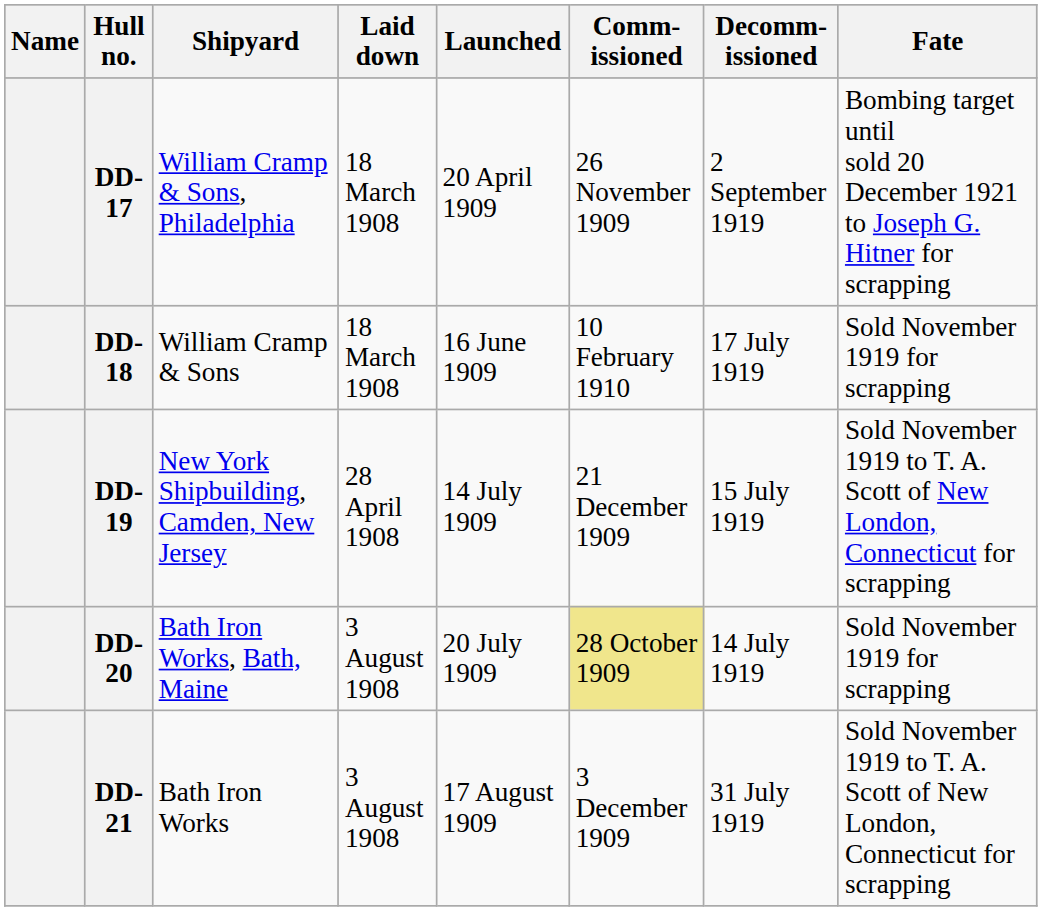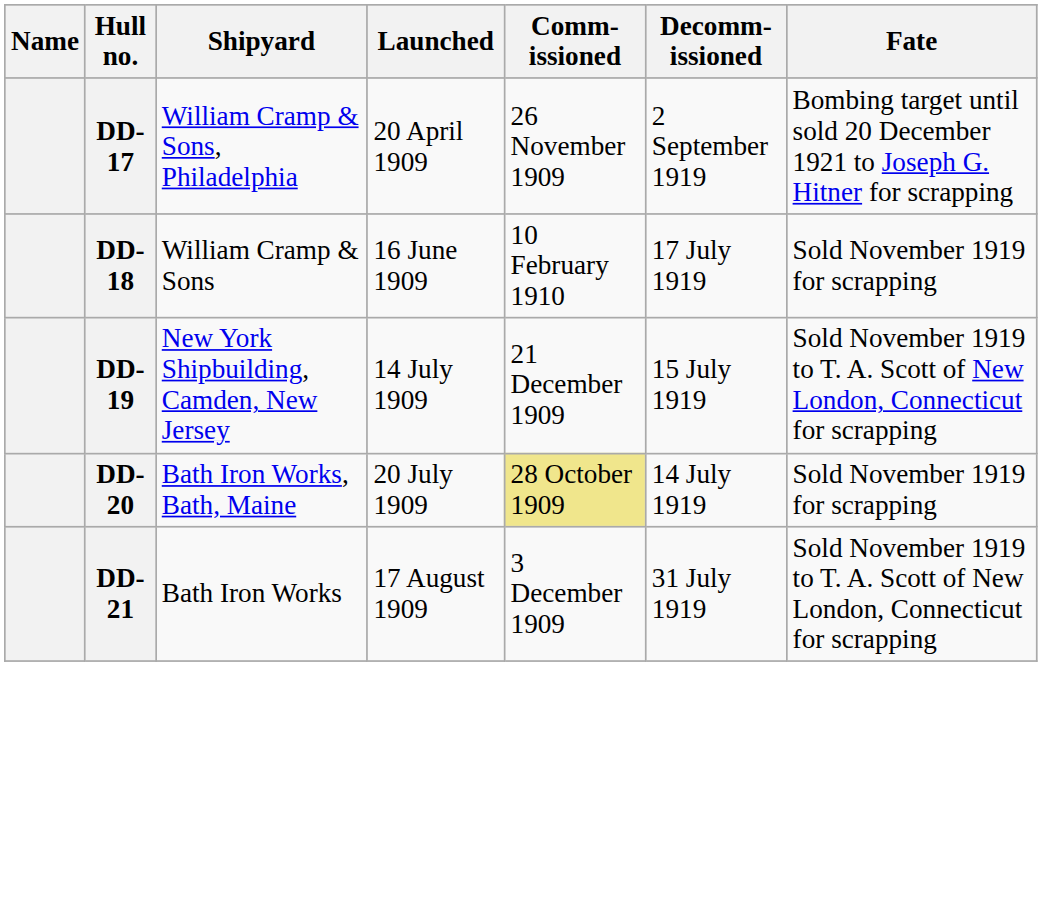- column: (387, 41)
